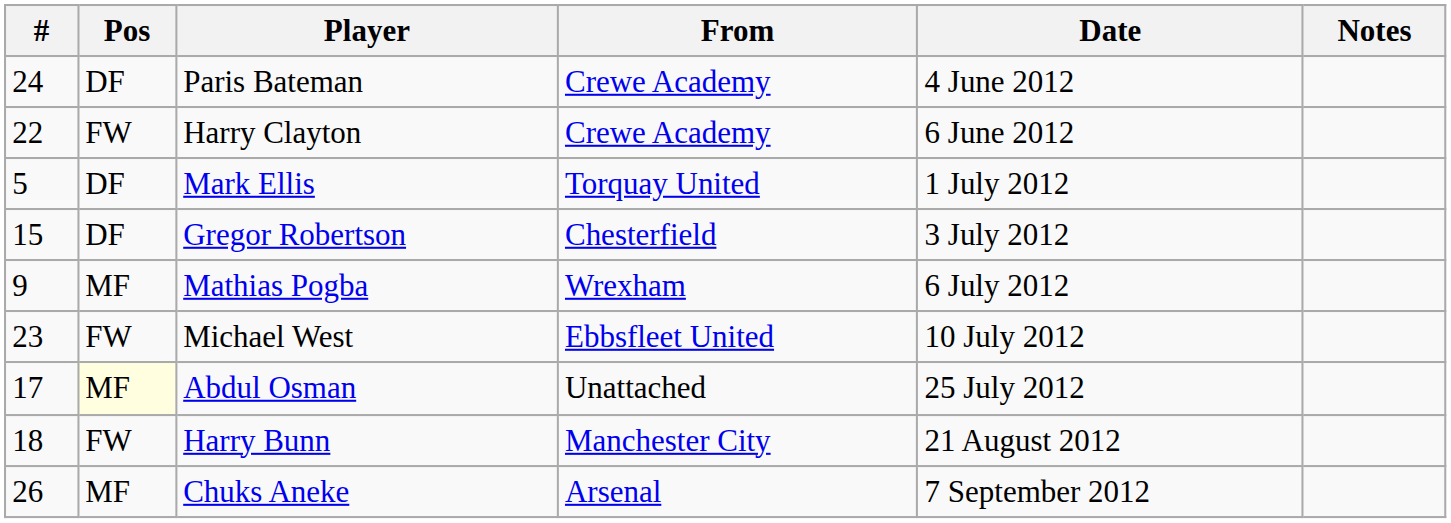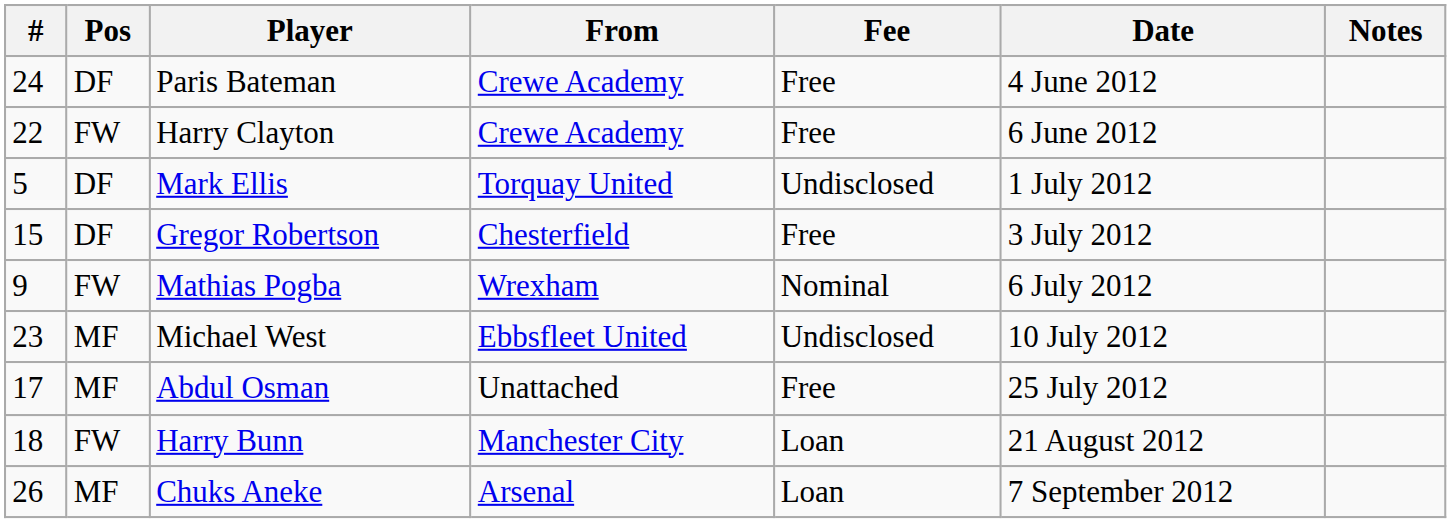+ column: (887, 30)
(108, 285) MF -> (97, 285) FW
(108, 337) FW -> (96, 337) MF
(108, 388) lightyellow background -> (96, 388) no background
